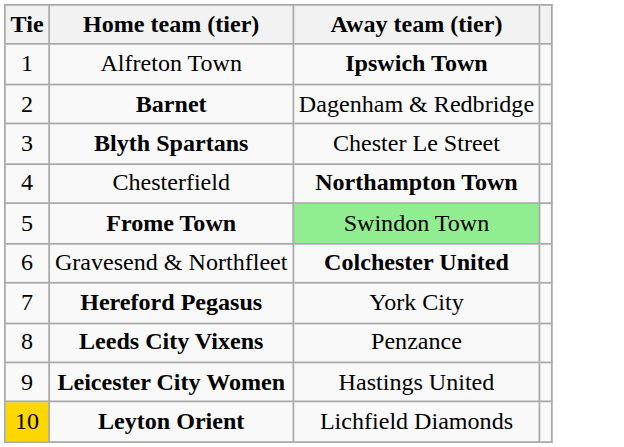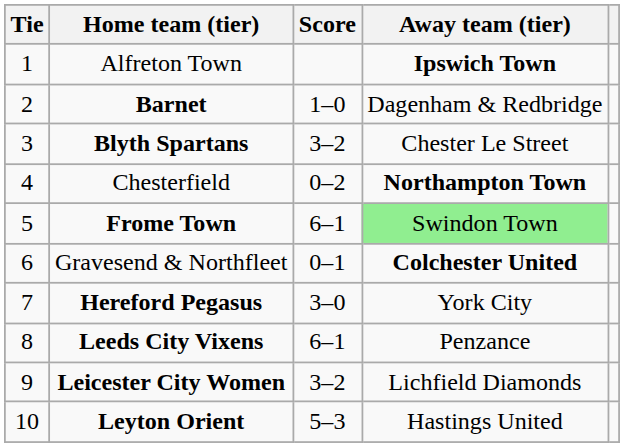+ column: (327, 23)
(416, 381) Hastings United -> (485, 381) Lichfield Diamonds
(27, 421) gold background -> (27, 421) no background
(416, 421) Lichfield Diamonds -> (485, 421) Hastings United
